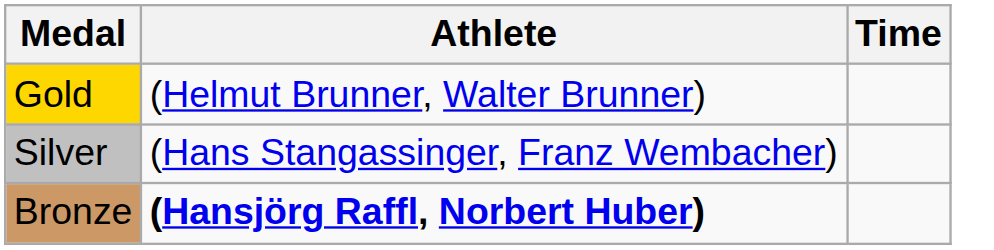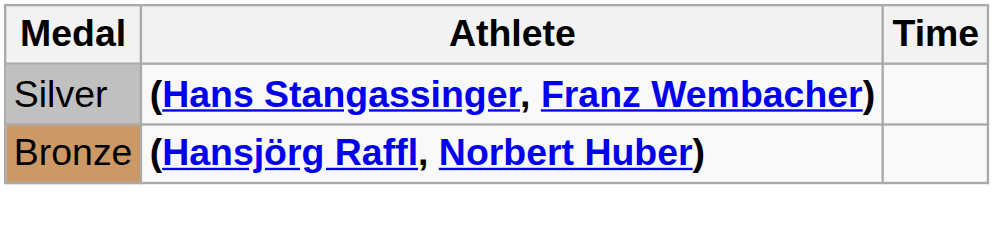- row: (53, 93)
(494, 152) normal -> (512, 93) bold
